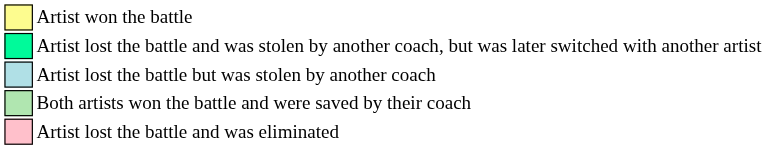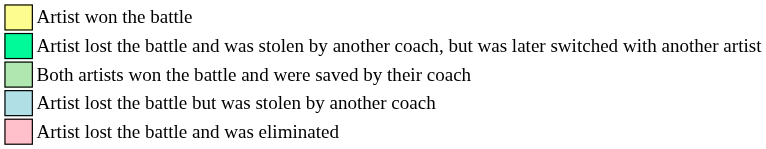rows swapped: (236, 74) <-> (254, 103)
